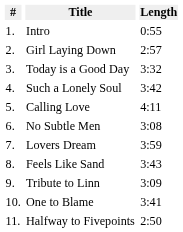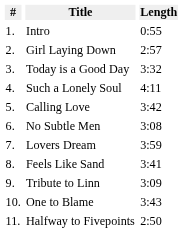(151, 88) 3:42 -> (151, 88) 4:11
(151, 107) 4:11 -> (151, 107) 3:42
(151, 164) 3:43 -> (151, 164) 3:41
(151, 202) 3:41 -> (151, 202) 3:43
